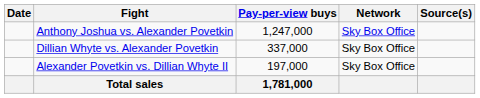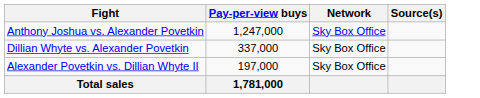- column: (19, 13)
